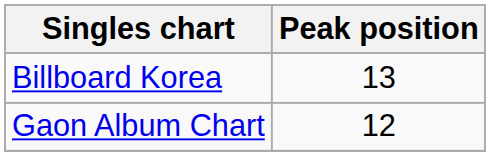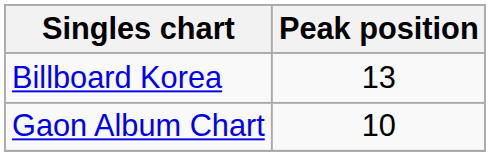(379, 126) 12 -> (379, 126) 10
